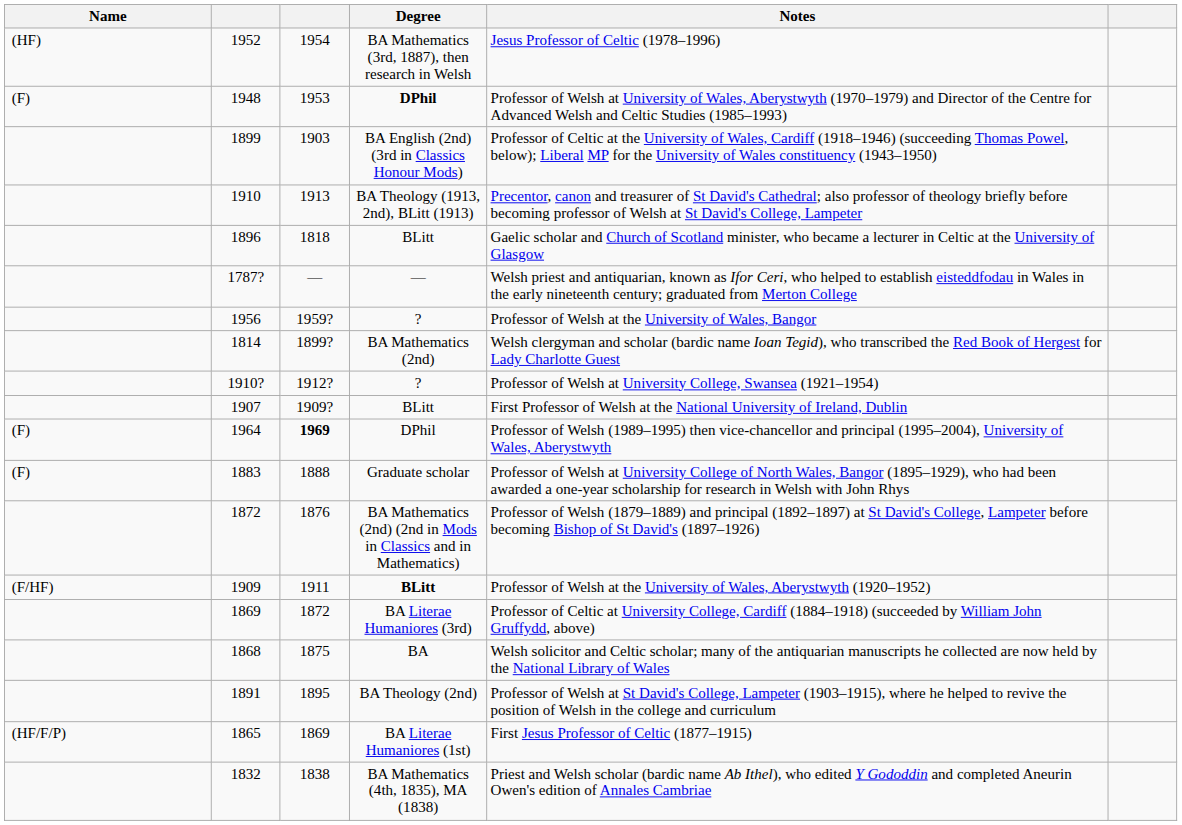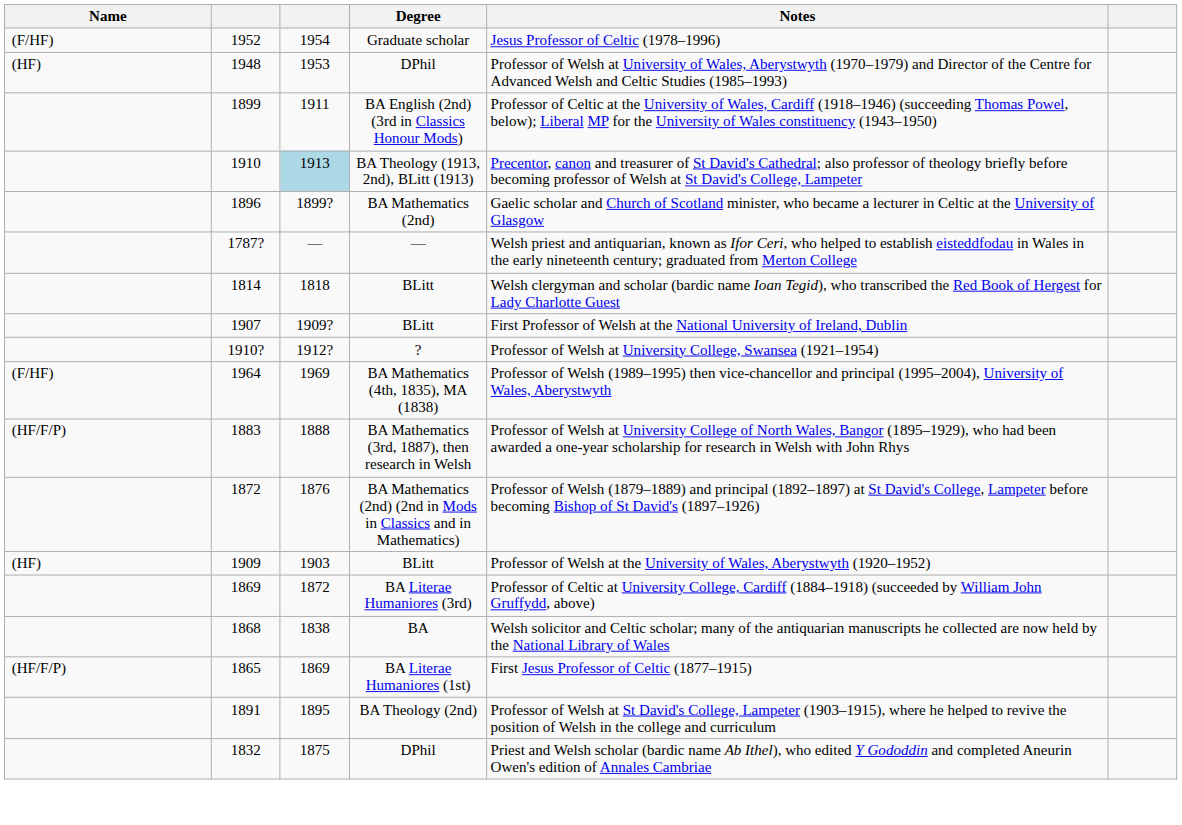(24, 40) (HF) -> (31, 40) (F/HF)
(418, 57) BA Mathematics (3rd, 1887), then research in Welsh -> (418, 40) Graduate scholar
(19, 97) (F) -> (24, 64) (HF)
(418, 97) bold -> (418, 64) normal
(315, 138) 1903 -> (315, 104) 1911
(315, 196) no background -> (315, 162) lightblue background
(315, 237) 1818 -> (315, 203) 1899?
(418, 237) BLitt -> (418, 211) BA Mathematics (2nd)
- row: (246, 318)
(315, 342) 1899? -> (315, 284) 1818
(418, 351) BA Mathematics (2nd) -> (418, 284) BLitt
rows swapped: (246, 383) <-> (246, 407)
(19, 431) (F) -> (31, 373) (F/HF)
(315, 431) bold -> (315, 373) normal
(418, 431) DPhil -> (418, 390) BA Mathematics (4th, 1835), MA (1838)
(19, 471) (F) -> (37, 431) (HF/F/P)
(418, 471) Graduate scholar -> (418, 448) BA Mathematics (3rd, 1887), then research in Welsh
(31, 587) (F/HF) -> (24, 563) (HF)
(315, 587) 1911 -> (315, 563) 1903
(418, 587) bold -> (418, 563) normal
(315, 651) 1875 -> (315, 628) 1838
rows swapped: (246, 733) <-> (246, 692)
(315, 774) 1838 -> (315, 750) 1875
(418, 791) BA Mathematics (4th, 1835), MA (1838) -> (418, 750) DPhil
